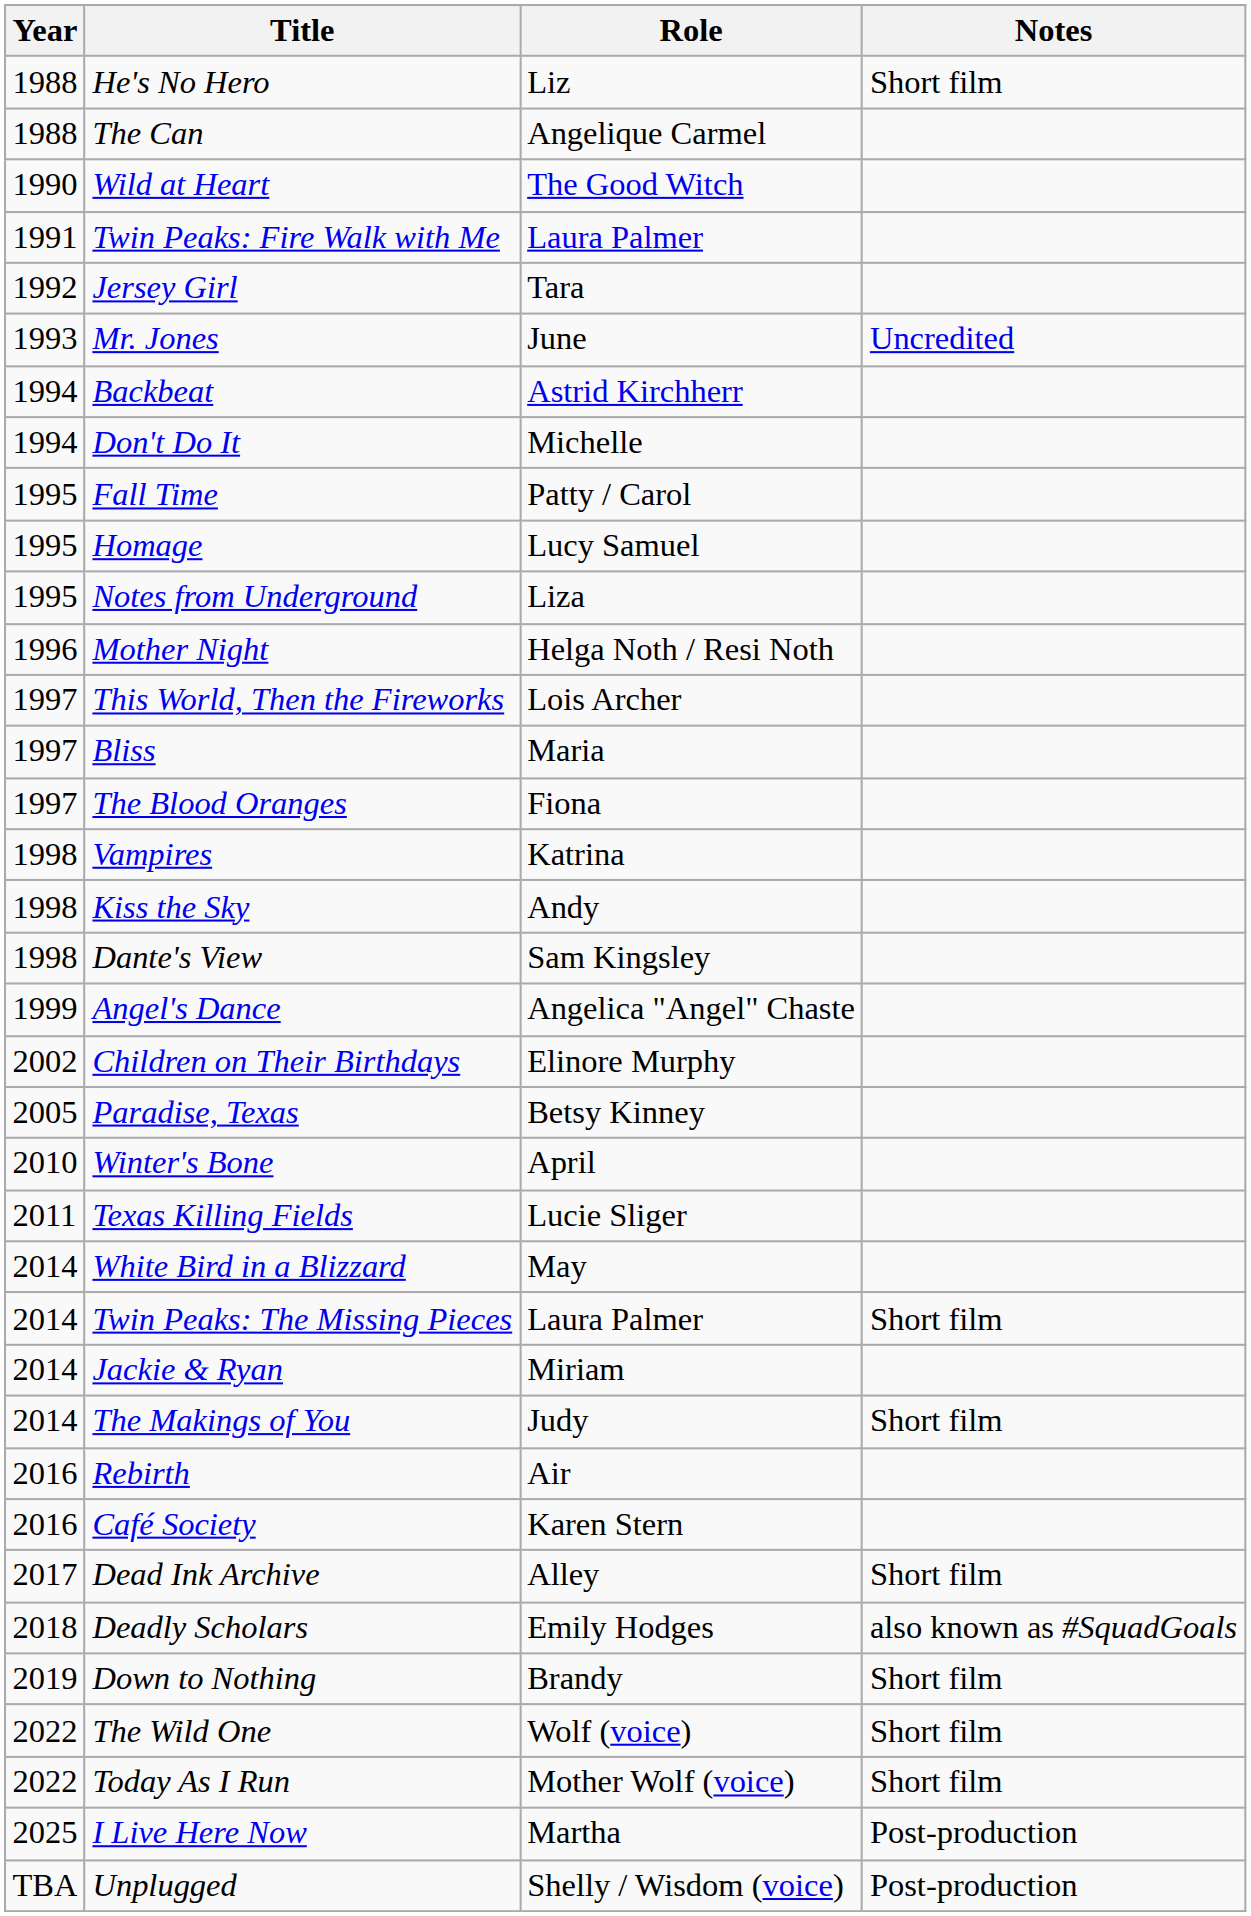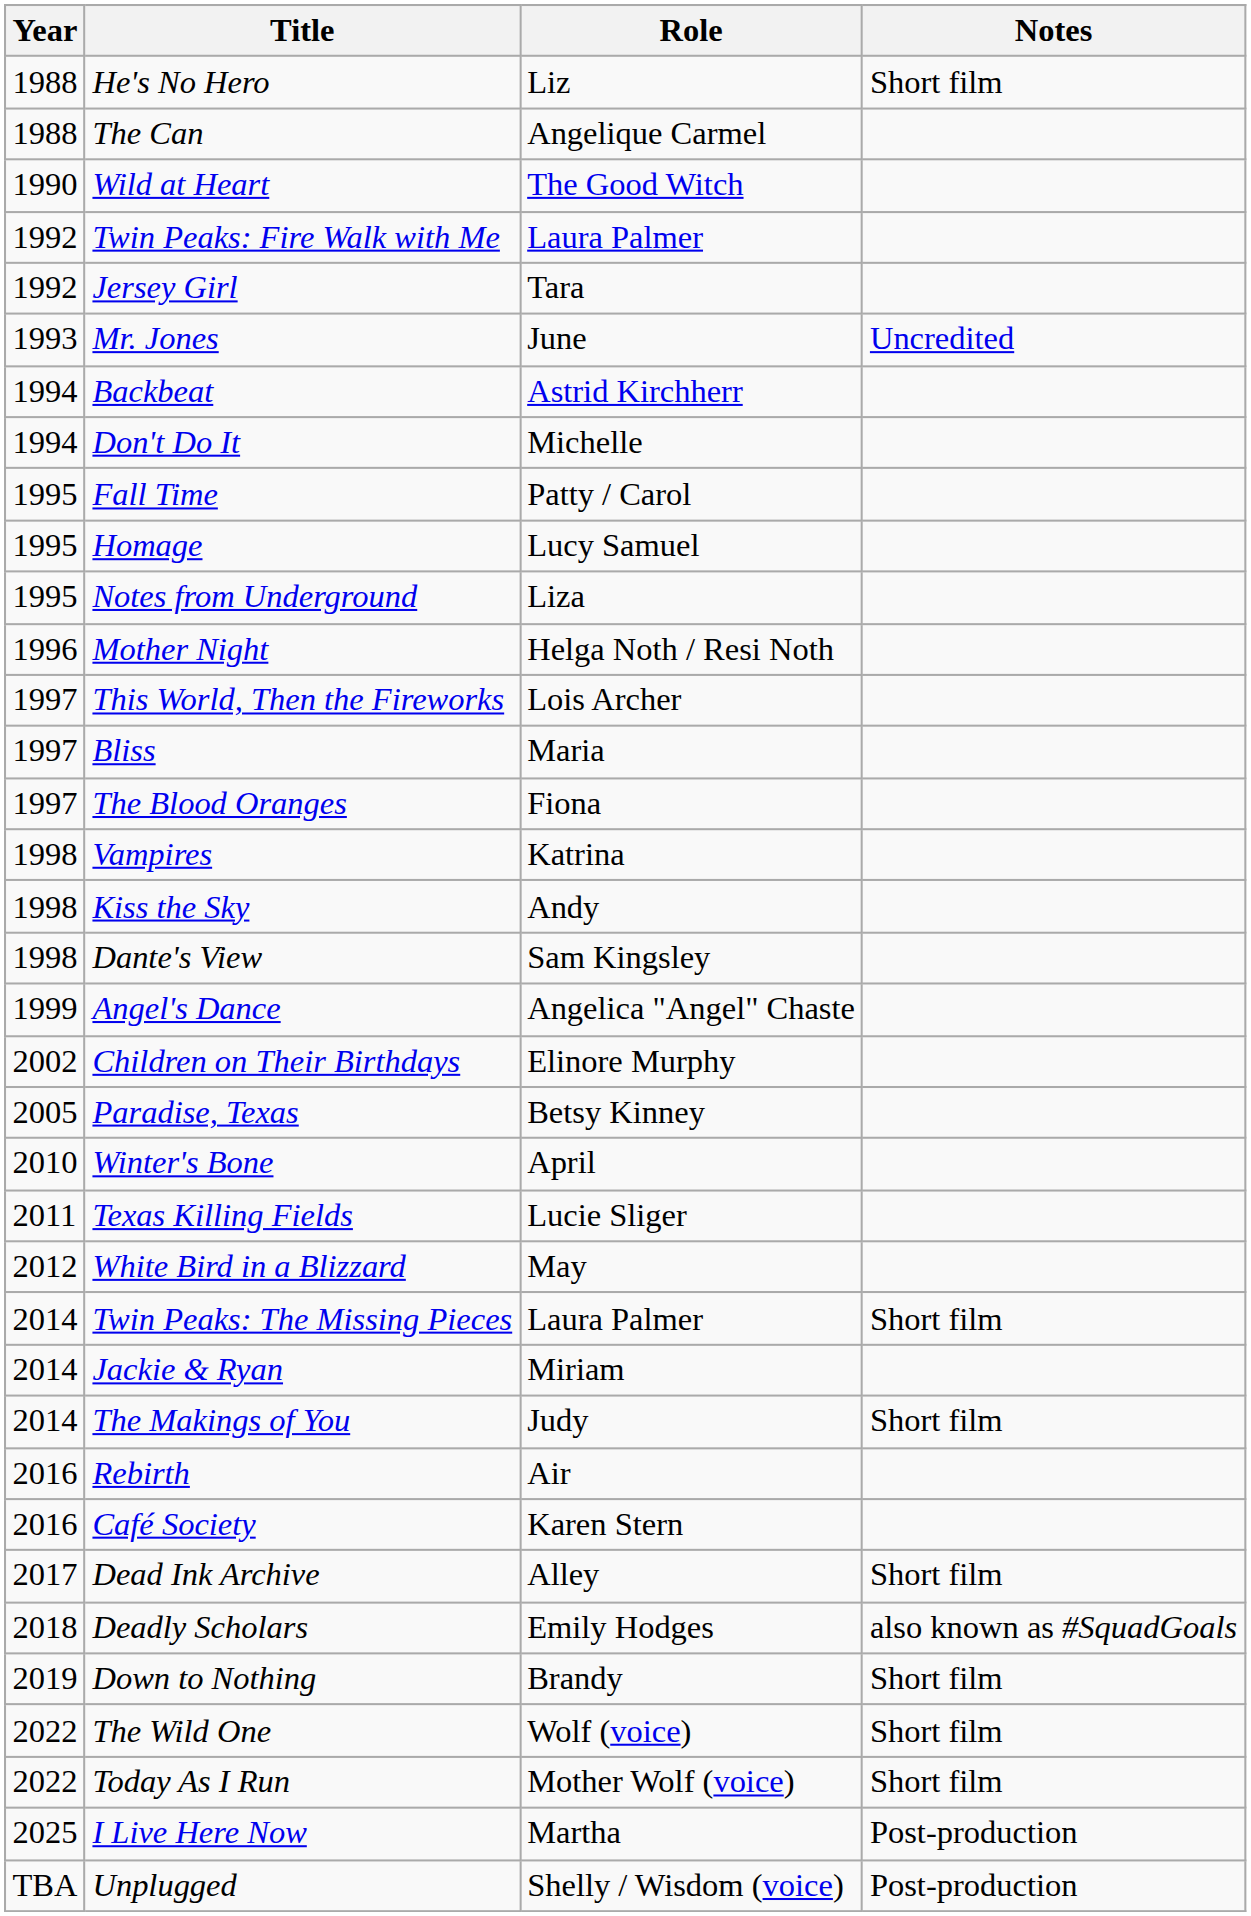(45, 236) 1991 -> (45, 236) 1992
(45, 1266) 2014 -> (45, 1266) 2012
